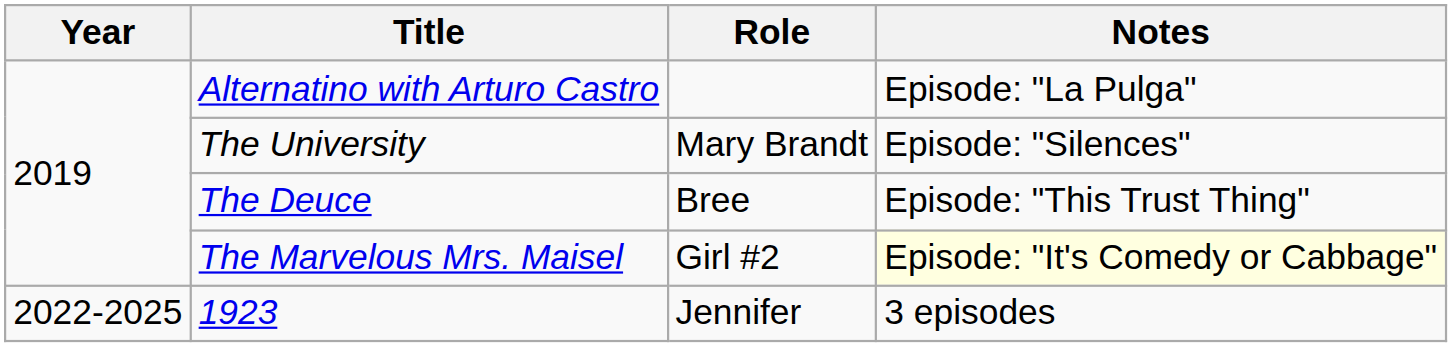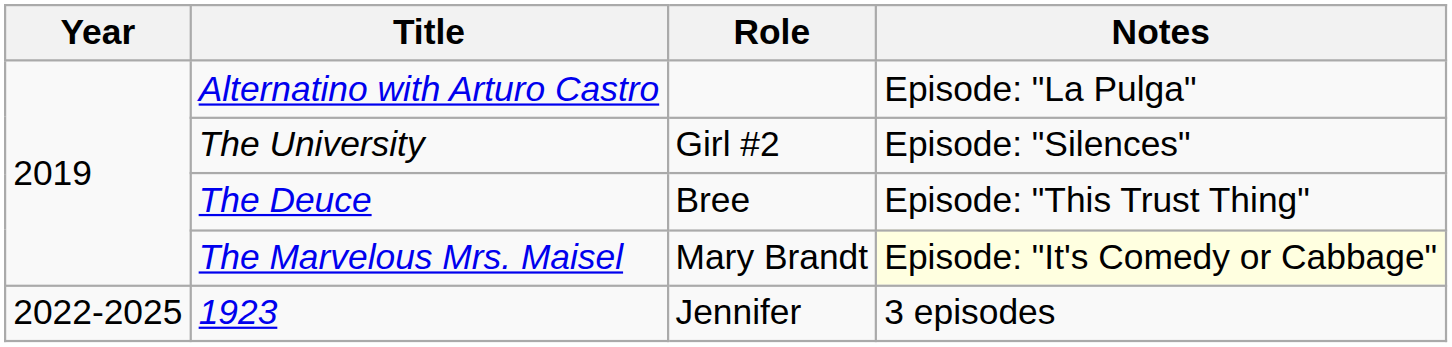(772, 144) Mary Brandt -> (728, 144) Girl #2
(728, 256) Girl #2 -> (772, 256) Mary Brandt
